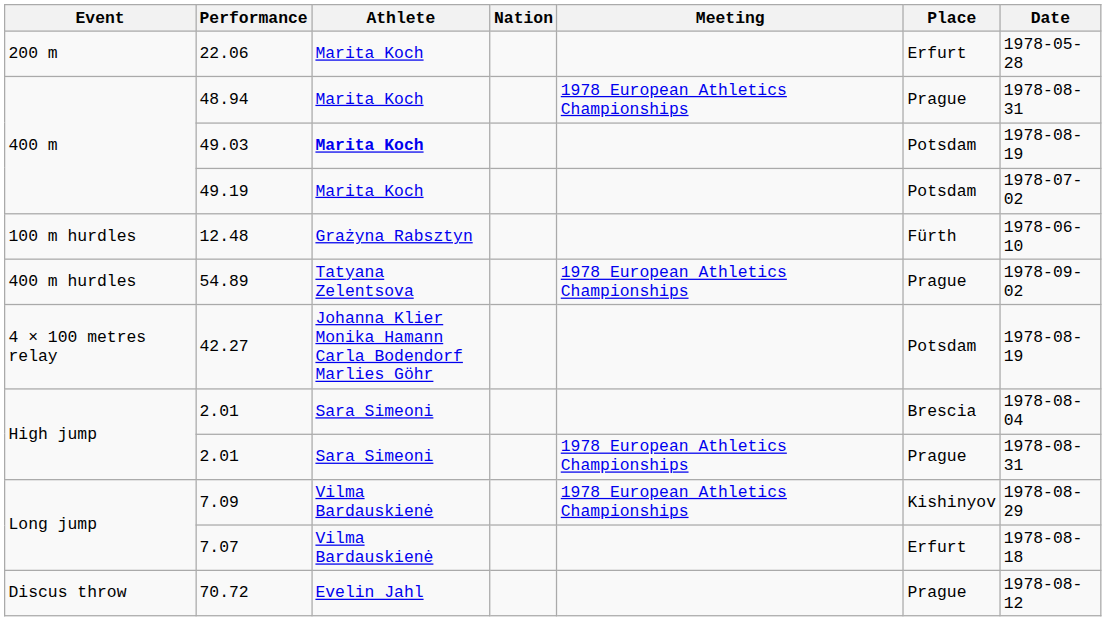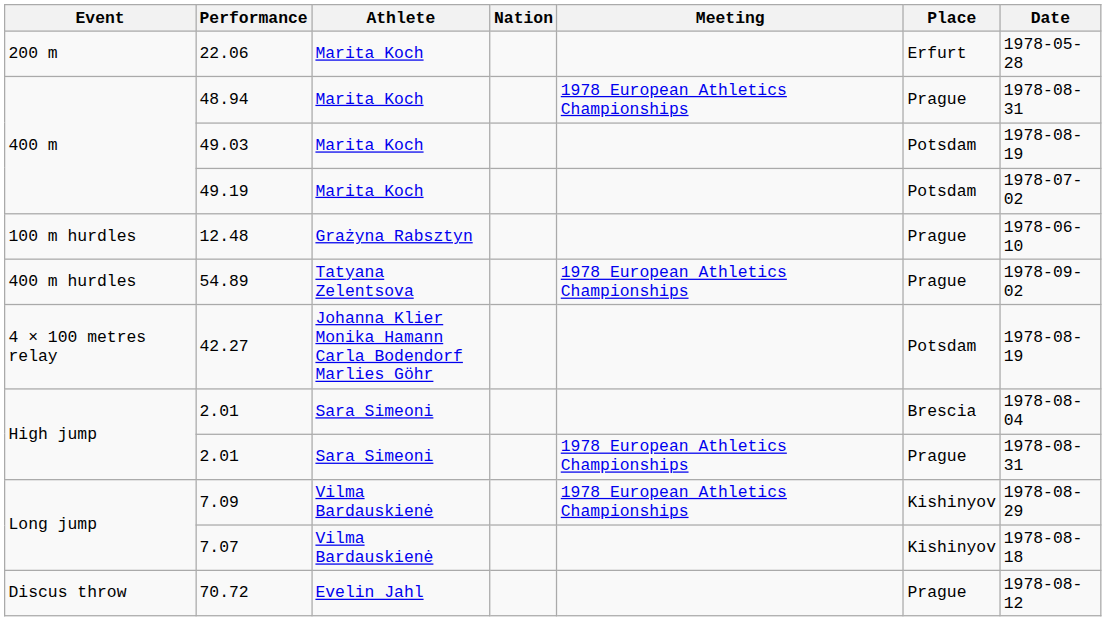(370, 145) bold -> (370, 145) normal
(932, 237) Fürth -> (937, 237) Prague
(937, 548) Erfurt -> (952, 548) Kishinyov
